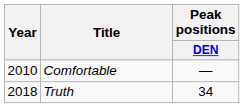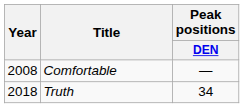(22, 70) 2010 -> (22, 70) 2008
